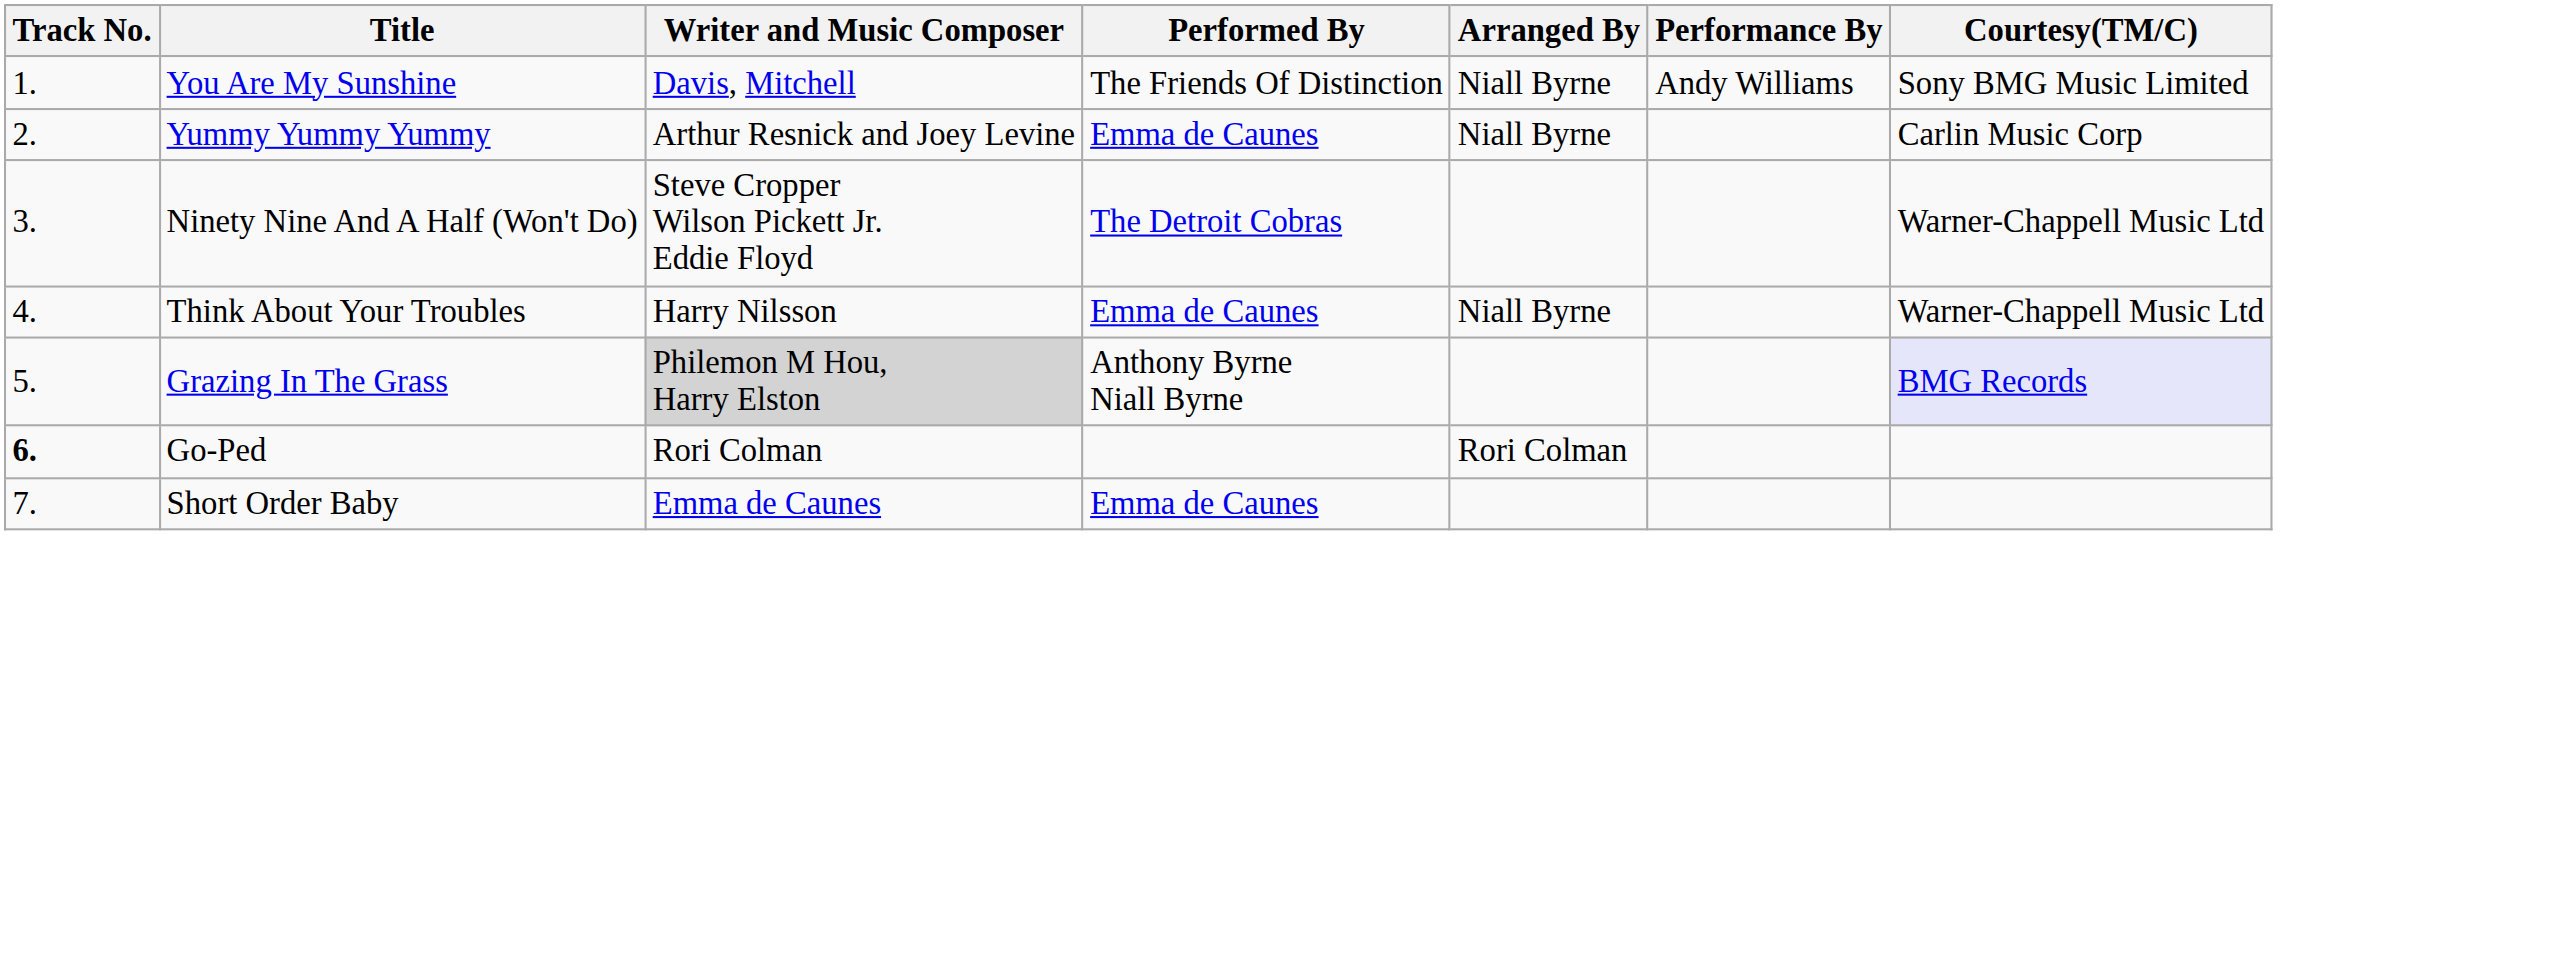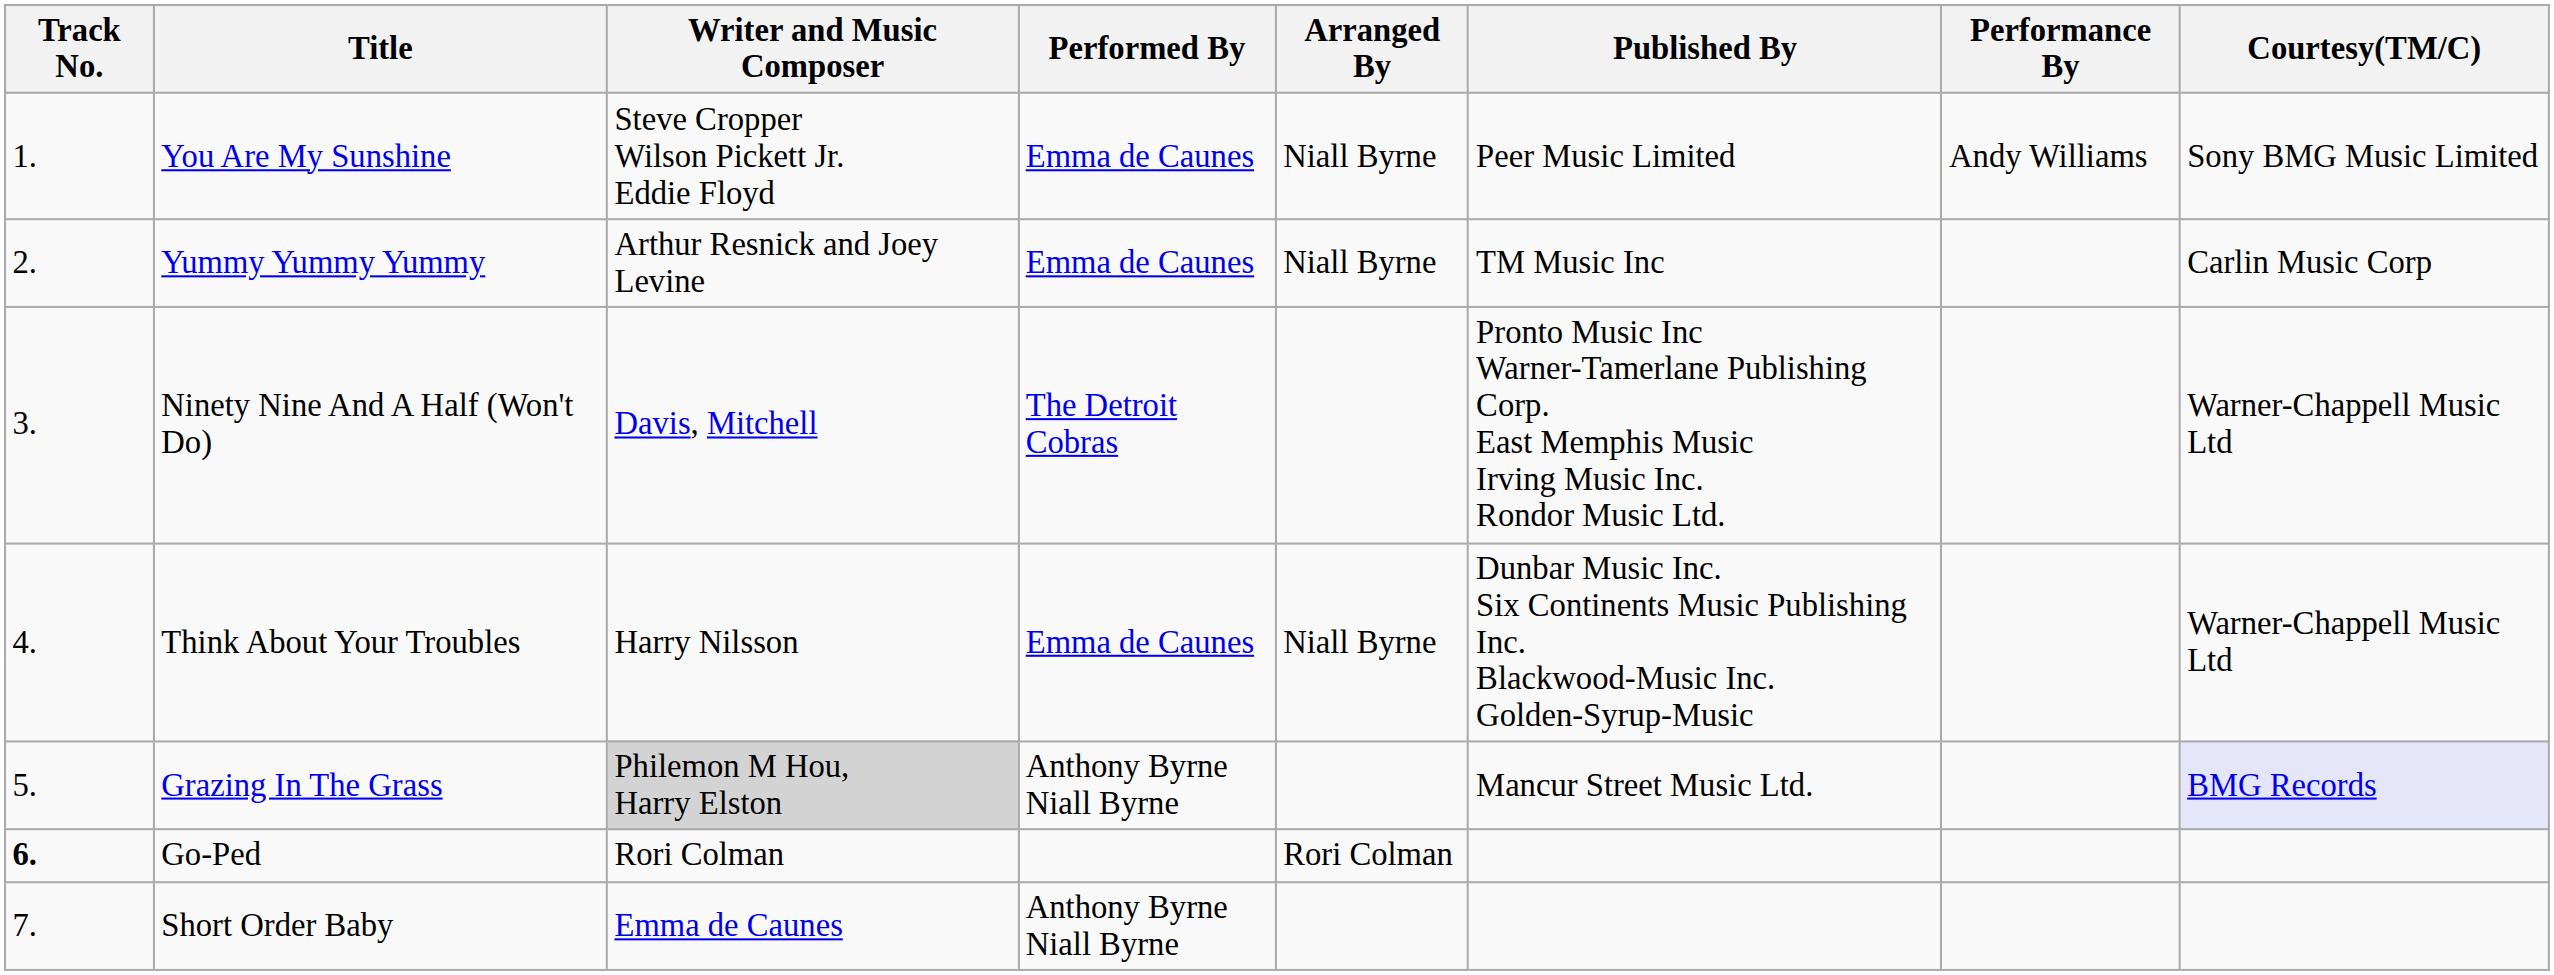+ column: (1705, 48)
(754, 82) Davis, Mitchell -> (729, 155) Steve Cropper Wilson Pickett Jr. Eddie Floyd
(1266, 82) The Friends Of Distinction -> (1140, 155) Emma de Caunes
(768, 222) Steve Cropper Wilson Pickett Jr. Eddie Floyd -> (716, 424) Davis, Mitchell
(1204, 502) Emma de Caunes -> (1127, 925) Anthony Byrne Niall Byrne
